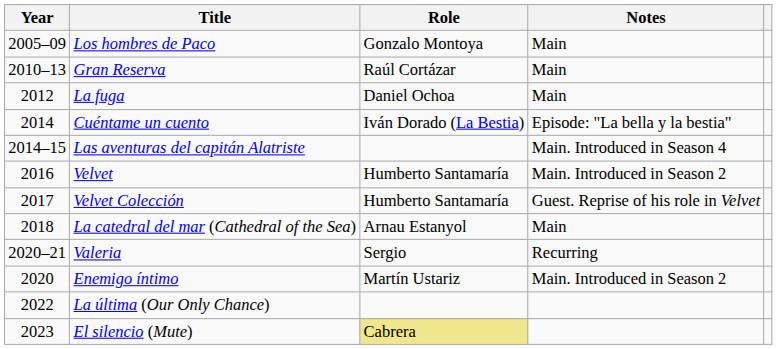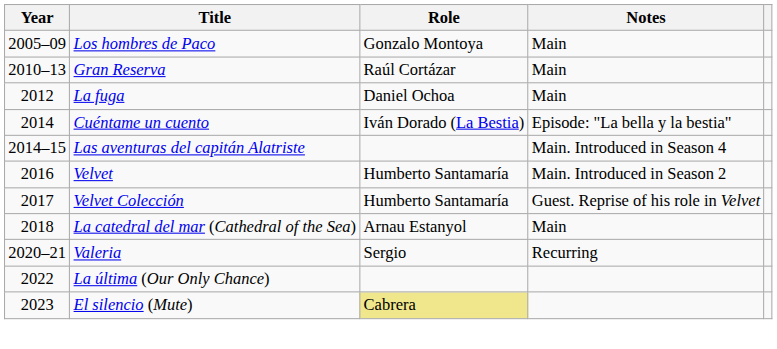- row: (126, 278)
